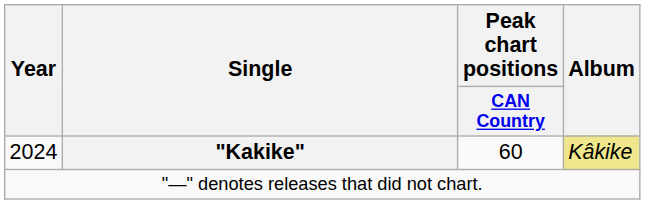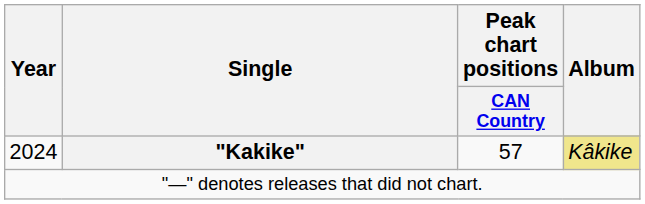(511, 152) 60 -> (511, 152) 57
